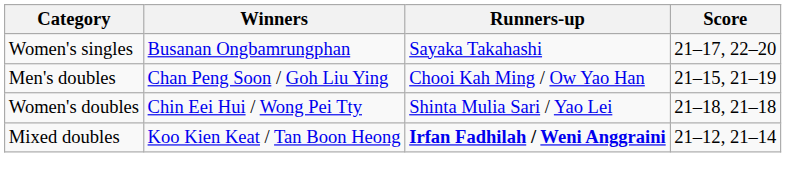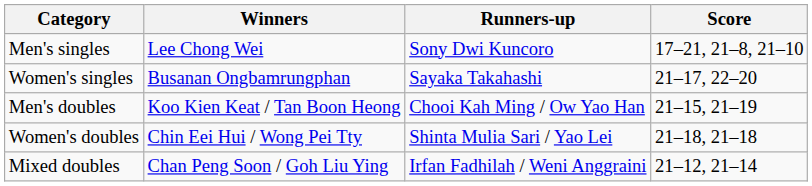+ row: (59, 48)
(268, 78) Chan Peng Soon / Goh Liu Ying -> (274, 107) Koo Kien Keat / Tan Boon Heong
(274, 136) Koo Kien Keat / Tan Boon Heong -> (268, 166) Chan Peng Soon / Goh Liu Ying
(537, 136) bold -> (528, 166) normal
